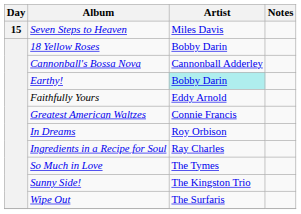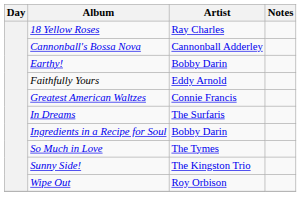- row: (79, 30)
(199, 47) Bobby Darin -> (198, 30) Ray Charles
(199, 81) paleturquoise background -> (199, 64) no background
(199, 132) Roy Orbison -> (198, 115) The Surfaris
(198, 149) Ray Charles -> (199, 132) Bobby Darin
(198, 200) The Surfaris -> (199, 183) Roy Orbison
